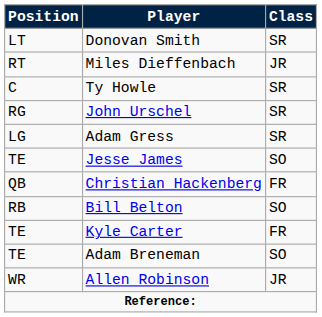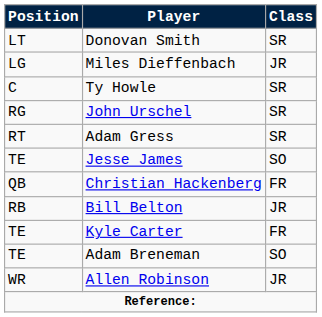(17, 64) RT -> (17, 64) LG
(17, 136) LG -> (17, 136) RT
(278, 208) SO -> (278, 208) JR
